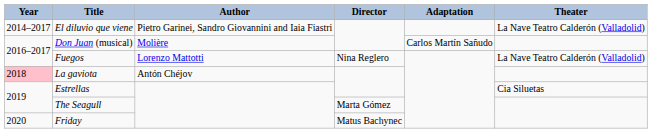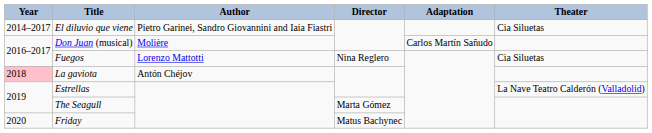(571, 27) La Nave Teatro Calderón (Valladolid) -> (521, 27) Cia Siluetas
(571, 58) La Nave Teatro Calderón (Valladolid) -> (521, 58) Cia Siluetas
(521, 89) Cia Siluetas -> (571, 89) La Nave Teatro Calderón (Valladolid)
